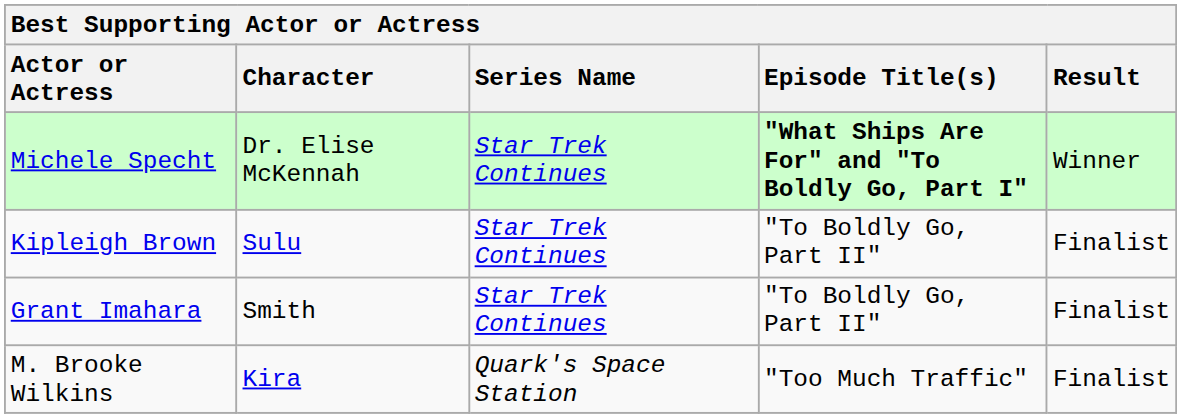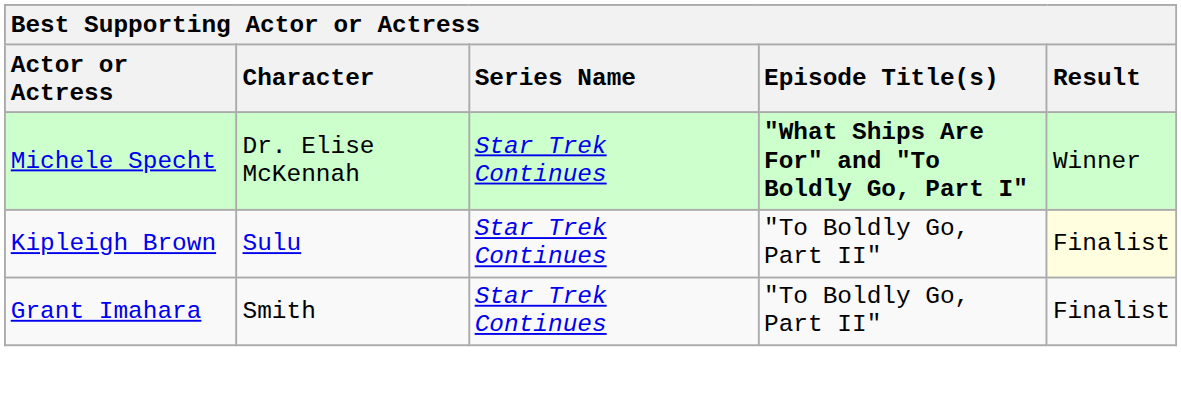(1112, 243) no background -> (1112, 243) lightyellow background
- row: (77, 379)
